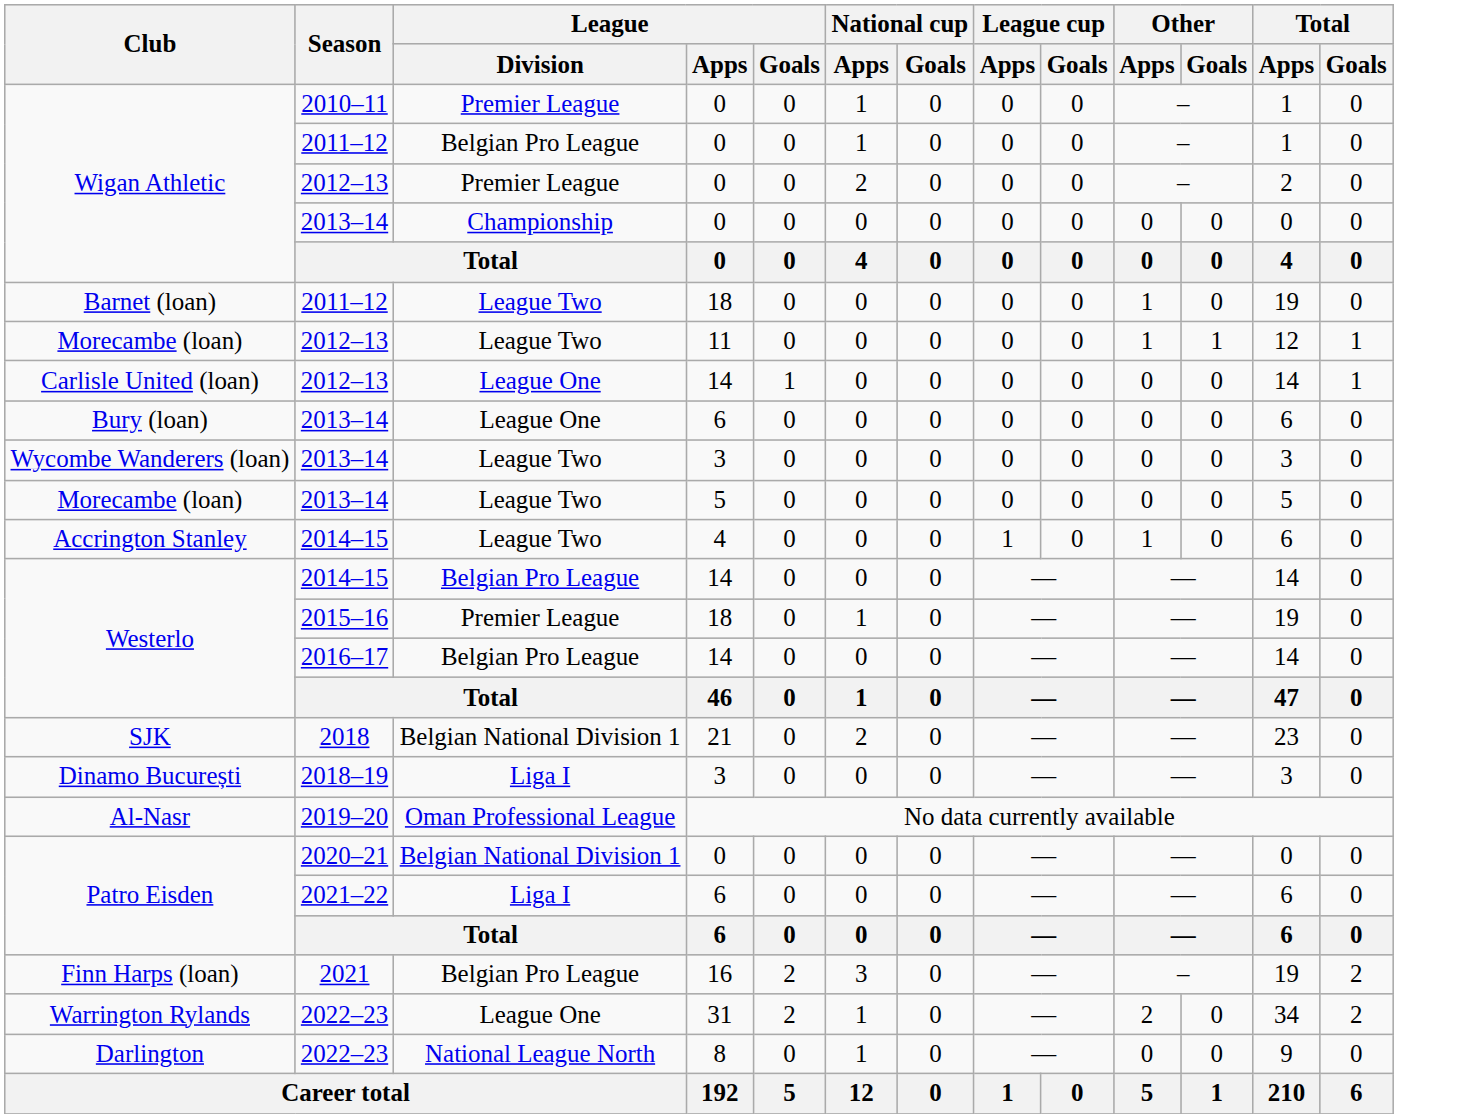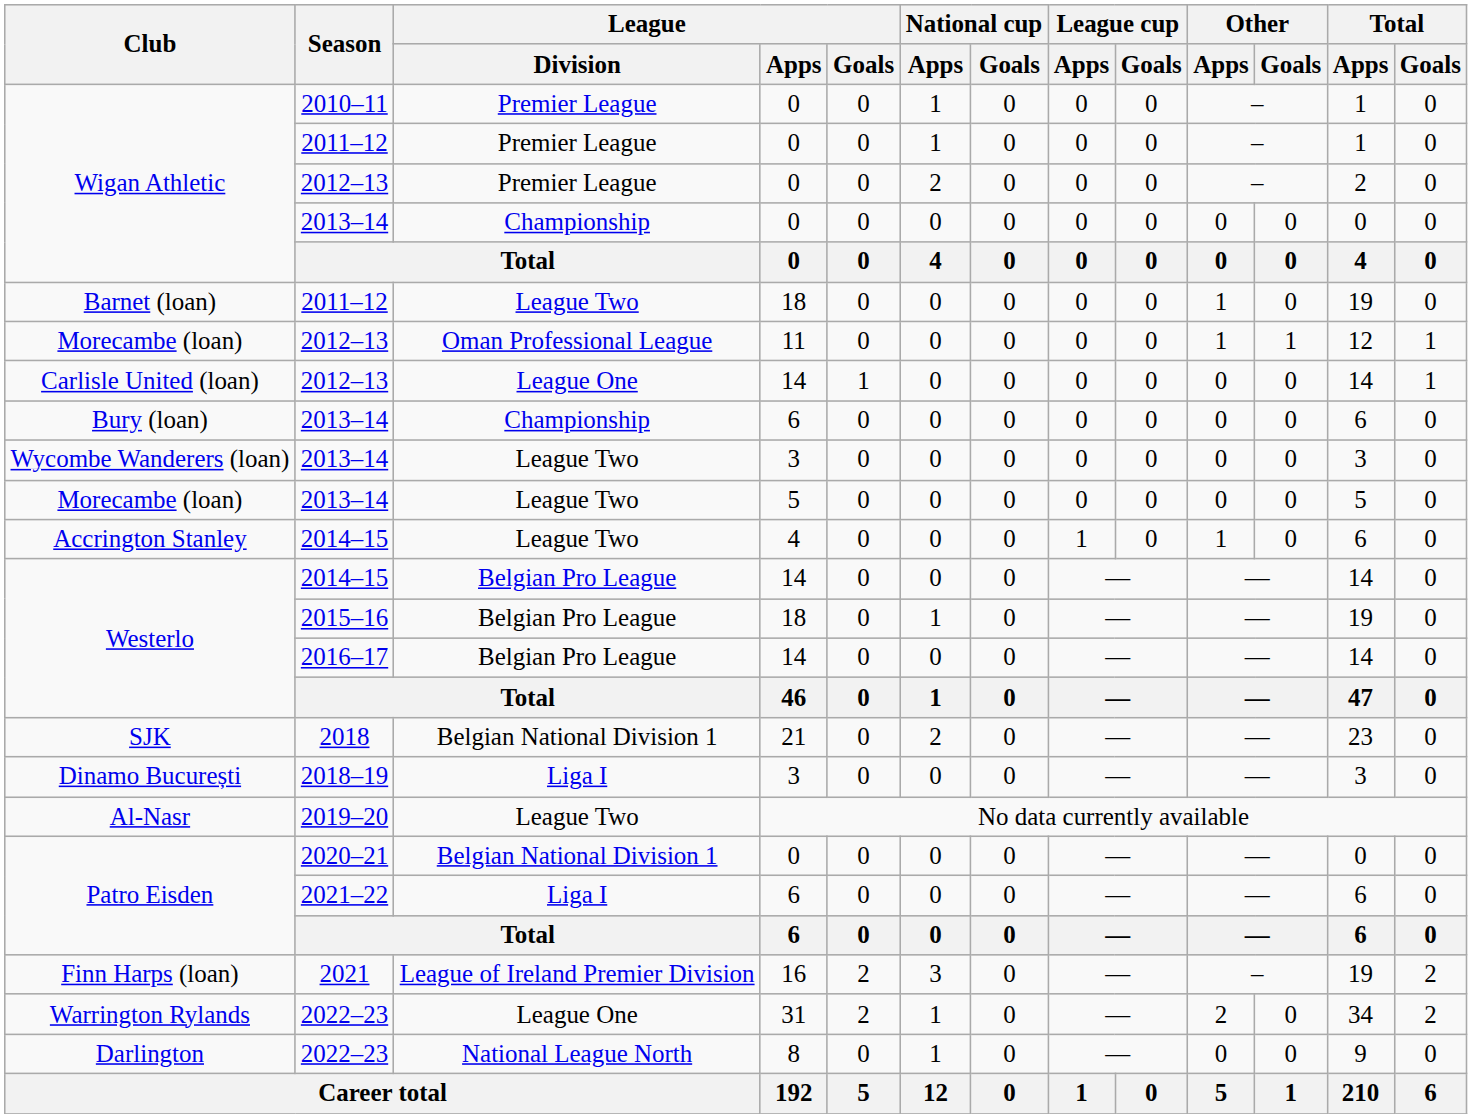(540, 143) Belgian Pro League -> (577, 143) Premier League
(540, 340) League Two -> (577, 340) Oman Professional League
(540, 420) League One -> (577, 420) Championship
(540, 618) Premier League -> (577, 618) Belgian Pro League
(540, 815) Oman Professional League -> (577, 815) League Two
(540, 974) Belgian Pro League -> (577, 974) League of Ireland Premier Division
